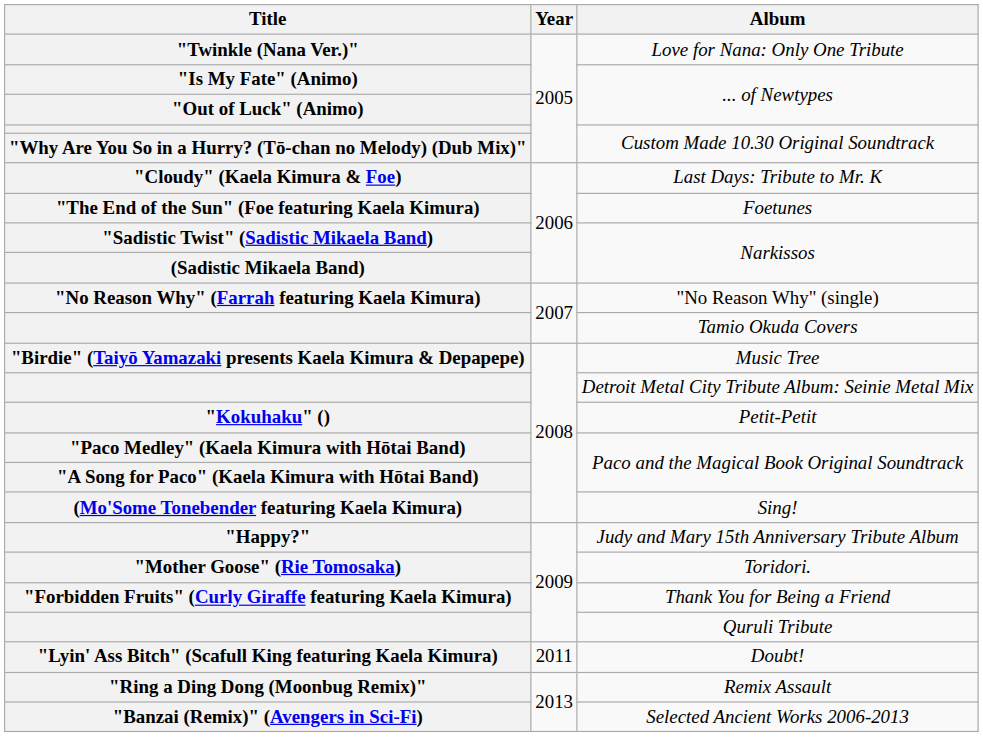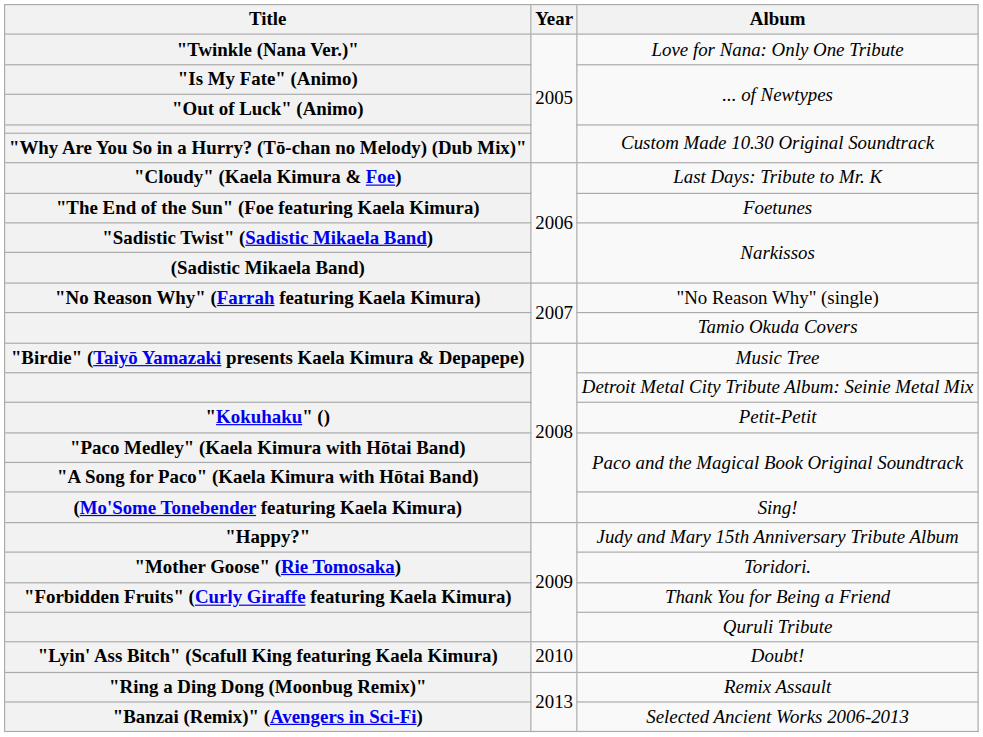(554, 656) 2011 -> (554, 656) 2010
